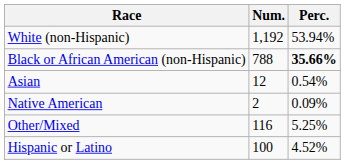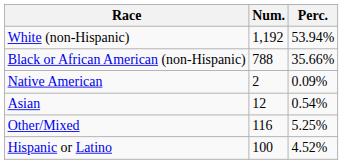(314, 59) bold -> (313, 59) normal
rows swapped: (55, 103) <-> (24, 81)
